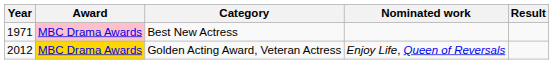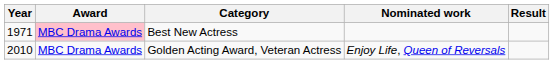(20, 50) 2012 -> (20, 50) 2010
(90, 50) gold background -> (90, 50) no background
